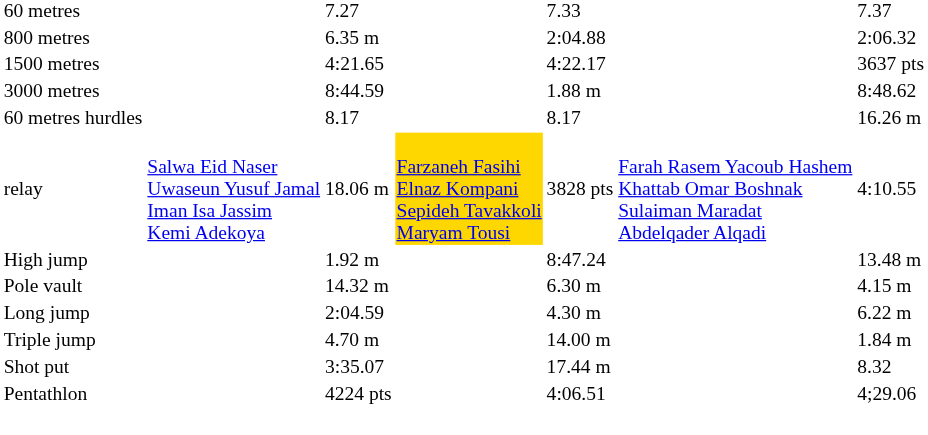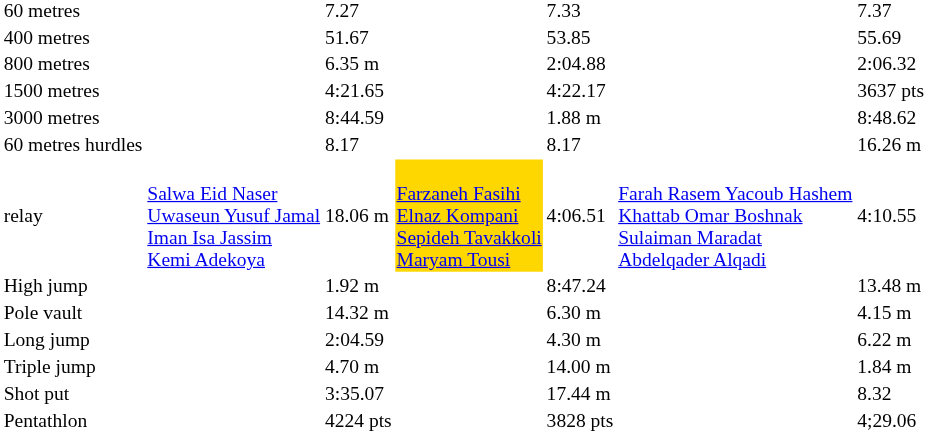+ row: (47, 37)
(580, 188) 3828 pts -> (576, 215) 4:06.51
(576, 393) 4:06.51 -> (580, 420) 3828 pts
